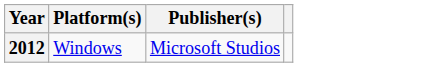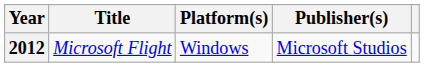+ column: (112, 18)
